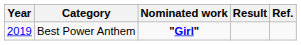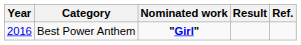(19, 31) 2019 -> (19, 31) 2016
